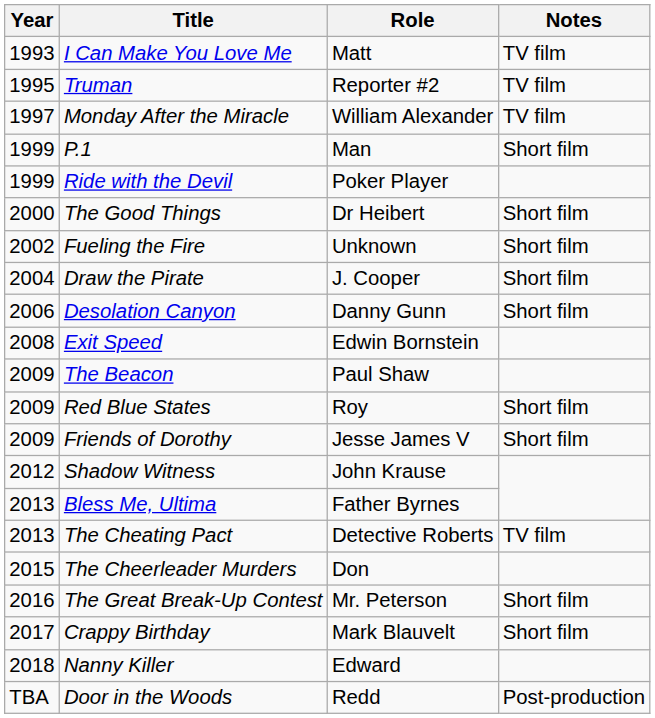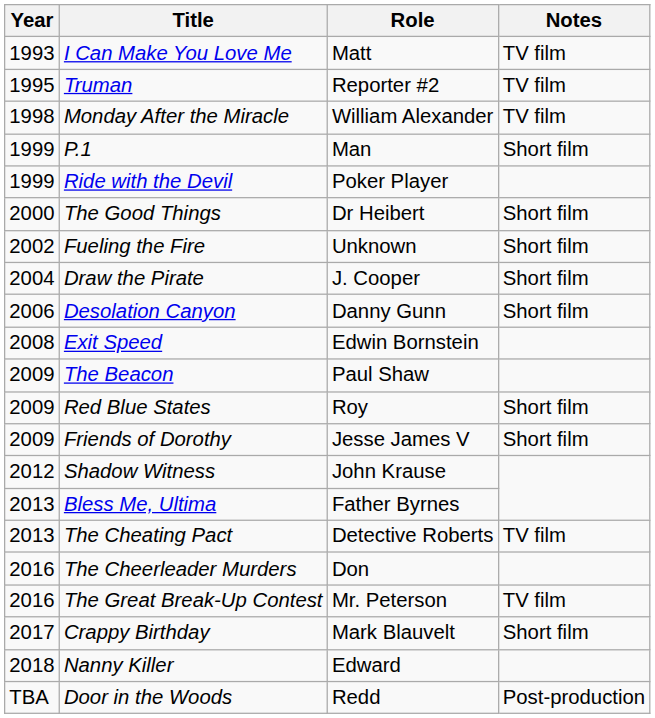(32, 117) 1997 -> (32, 117) 1998
(32, 568) 2015 -> (32, 568) 2016
(546, 600) Short film -> (534, 600) TV film
